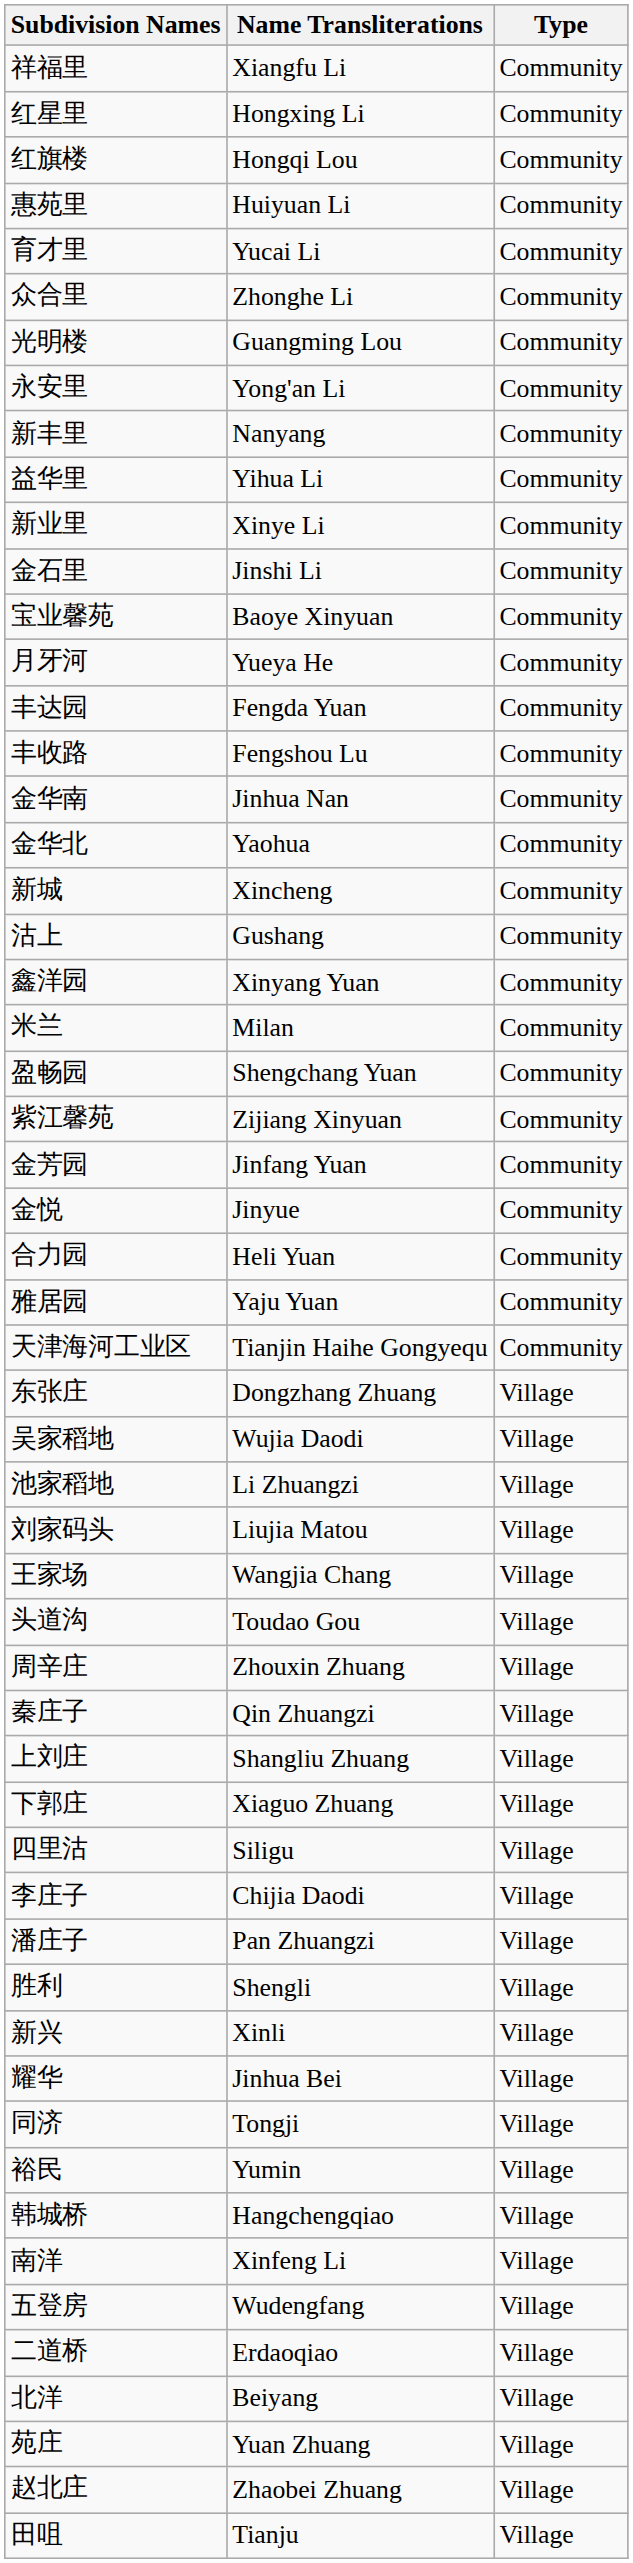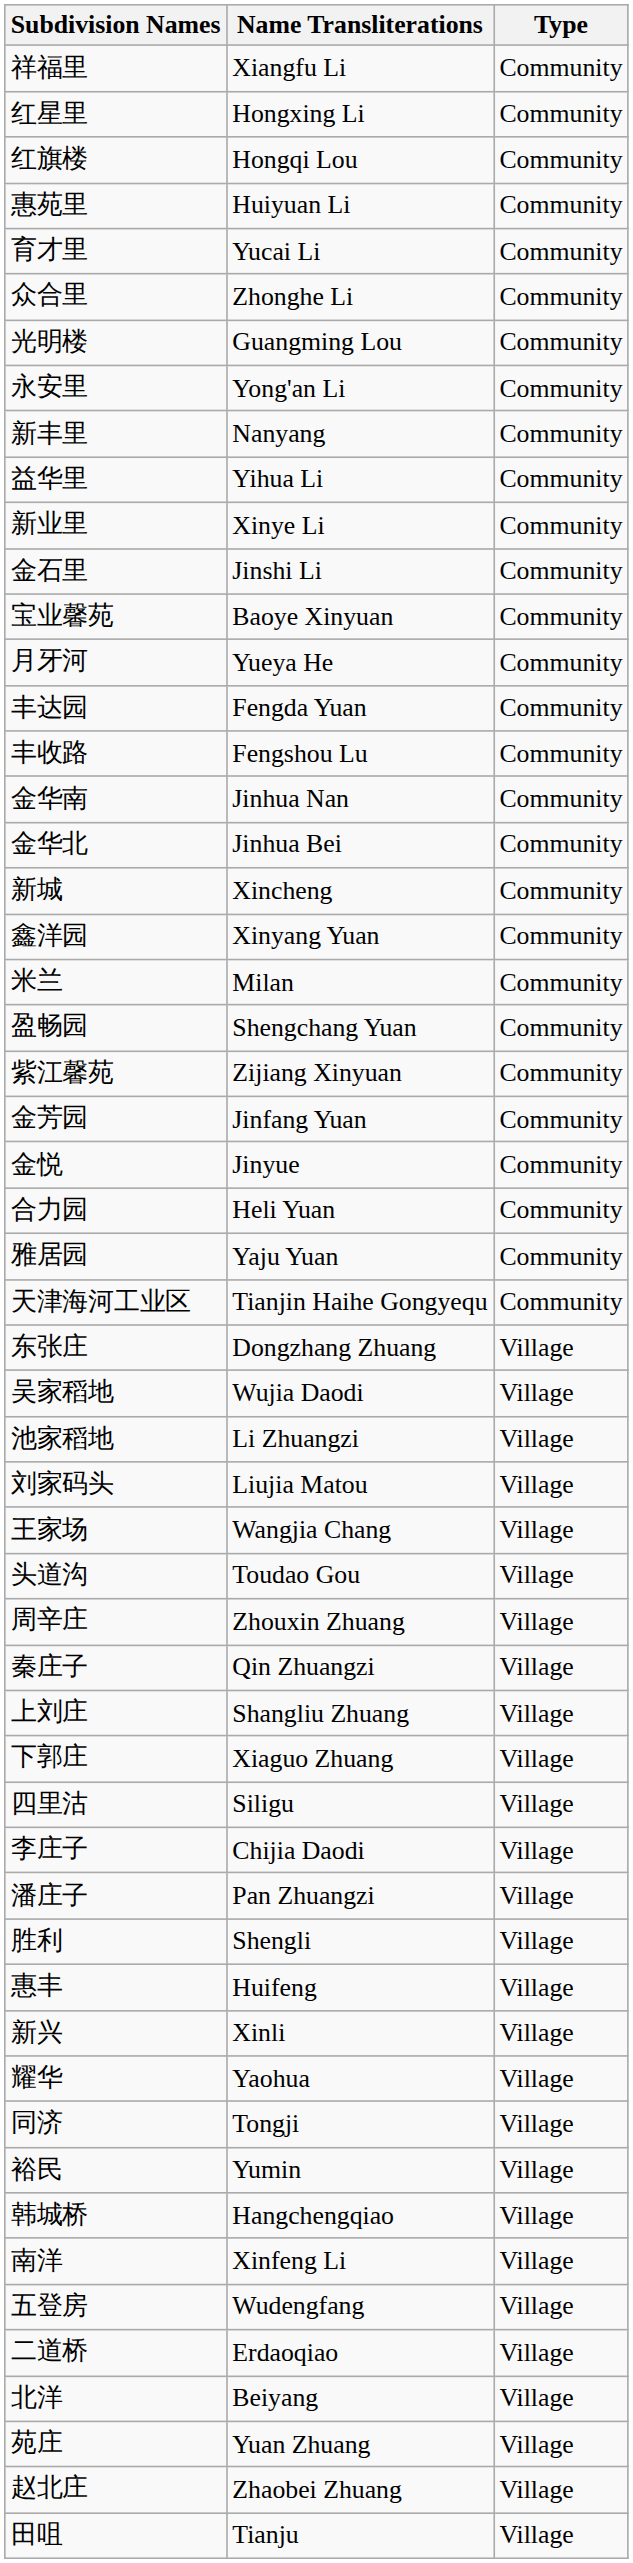(271, 844) Yaohua -> (287, 844) Jinhua Bei
- row: (37, 935)
+ row: (37, 1986)
(287, 2078) Jinhua Bei -> (271, 2078) Yaohua
